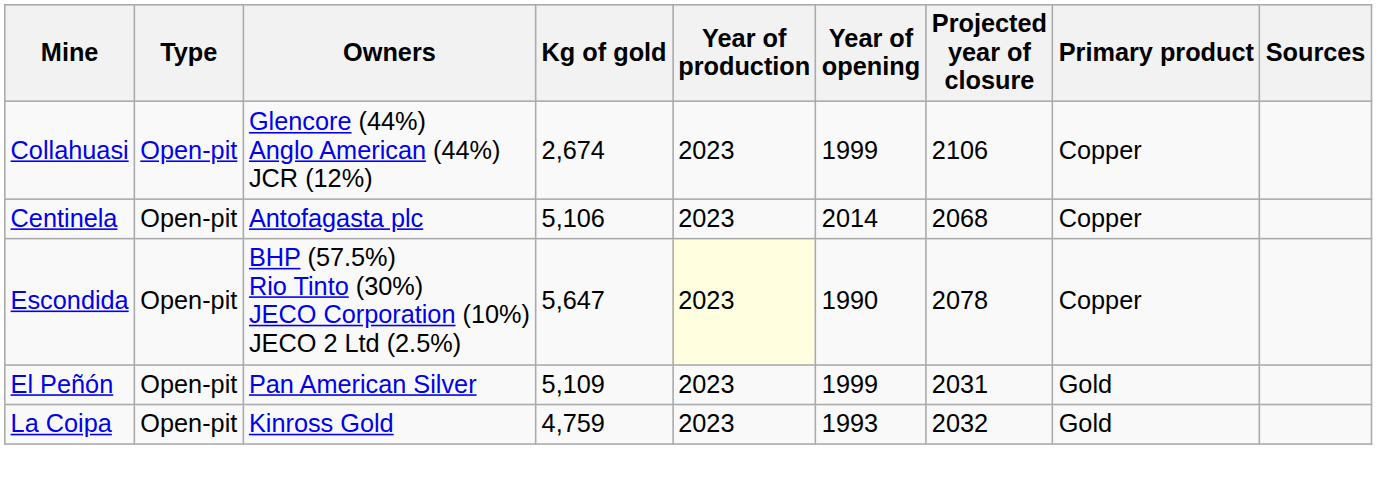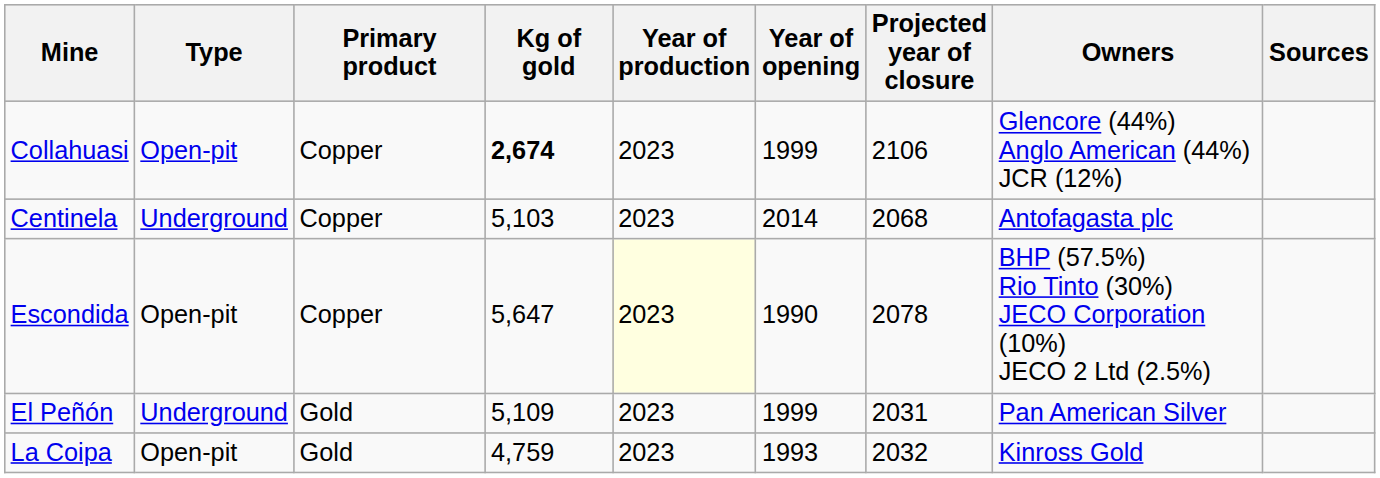columns swapped: (1156, 52) <-> (389, 52)
(573, 149) normal -> (523, 149) bold
(189, 218) Open-pit -> (214, 218) Underground
(573, 218) 5,106 -> (523, 218) 5,103
(189, 383) Open-pit -> (214, 412) Underground
